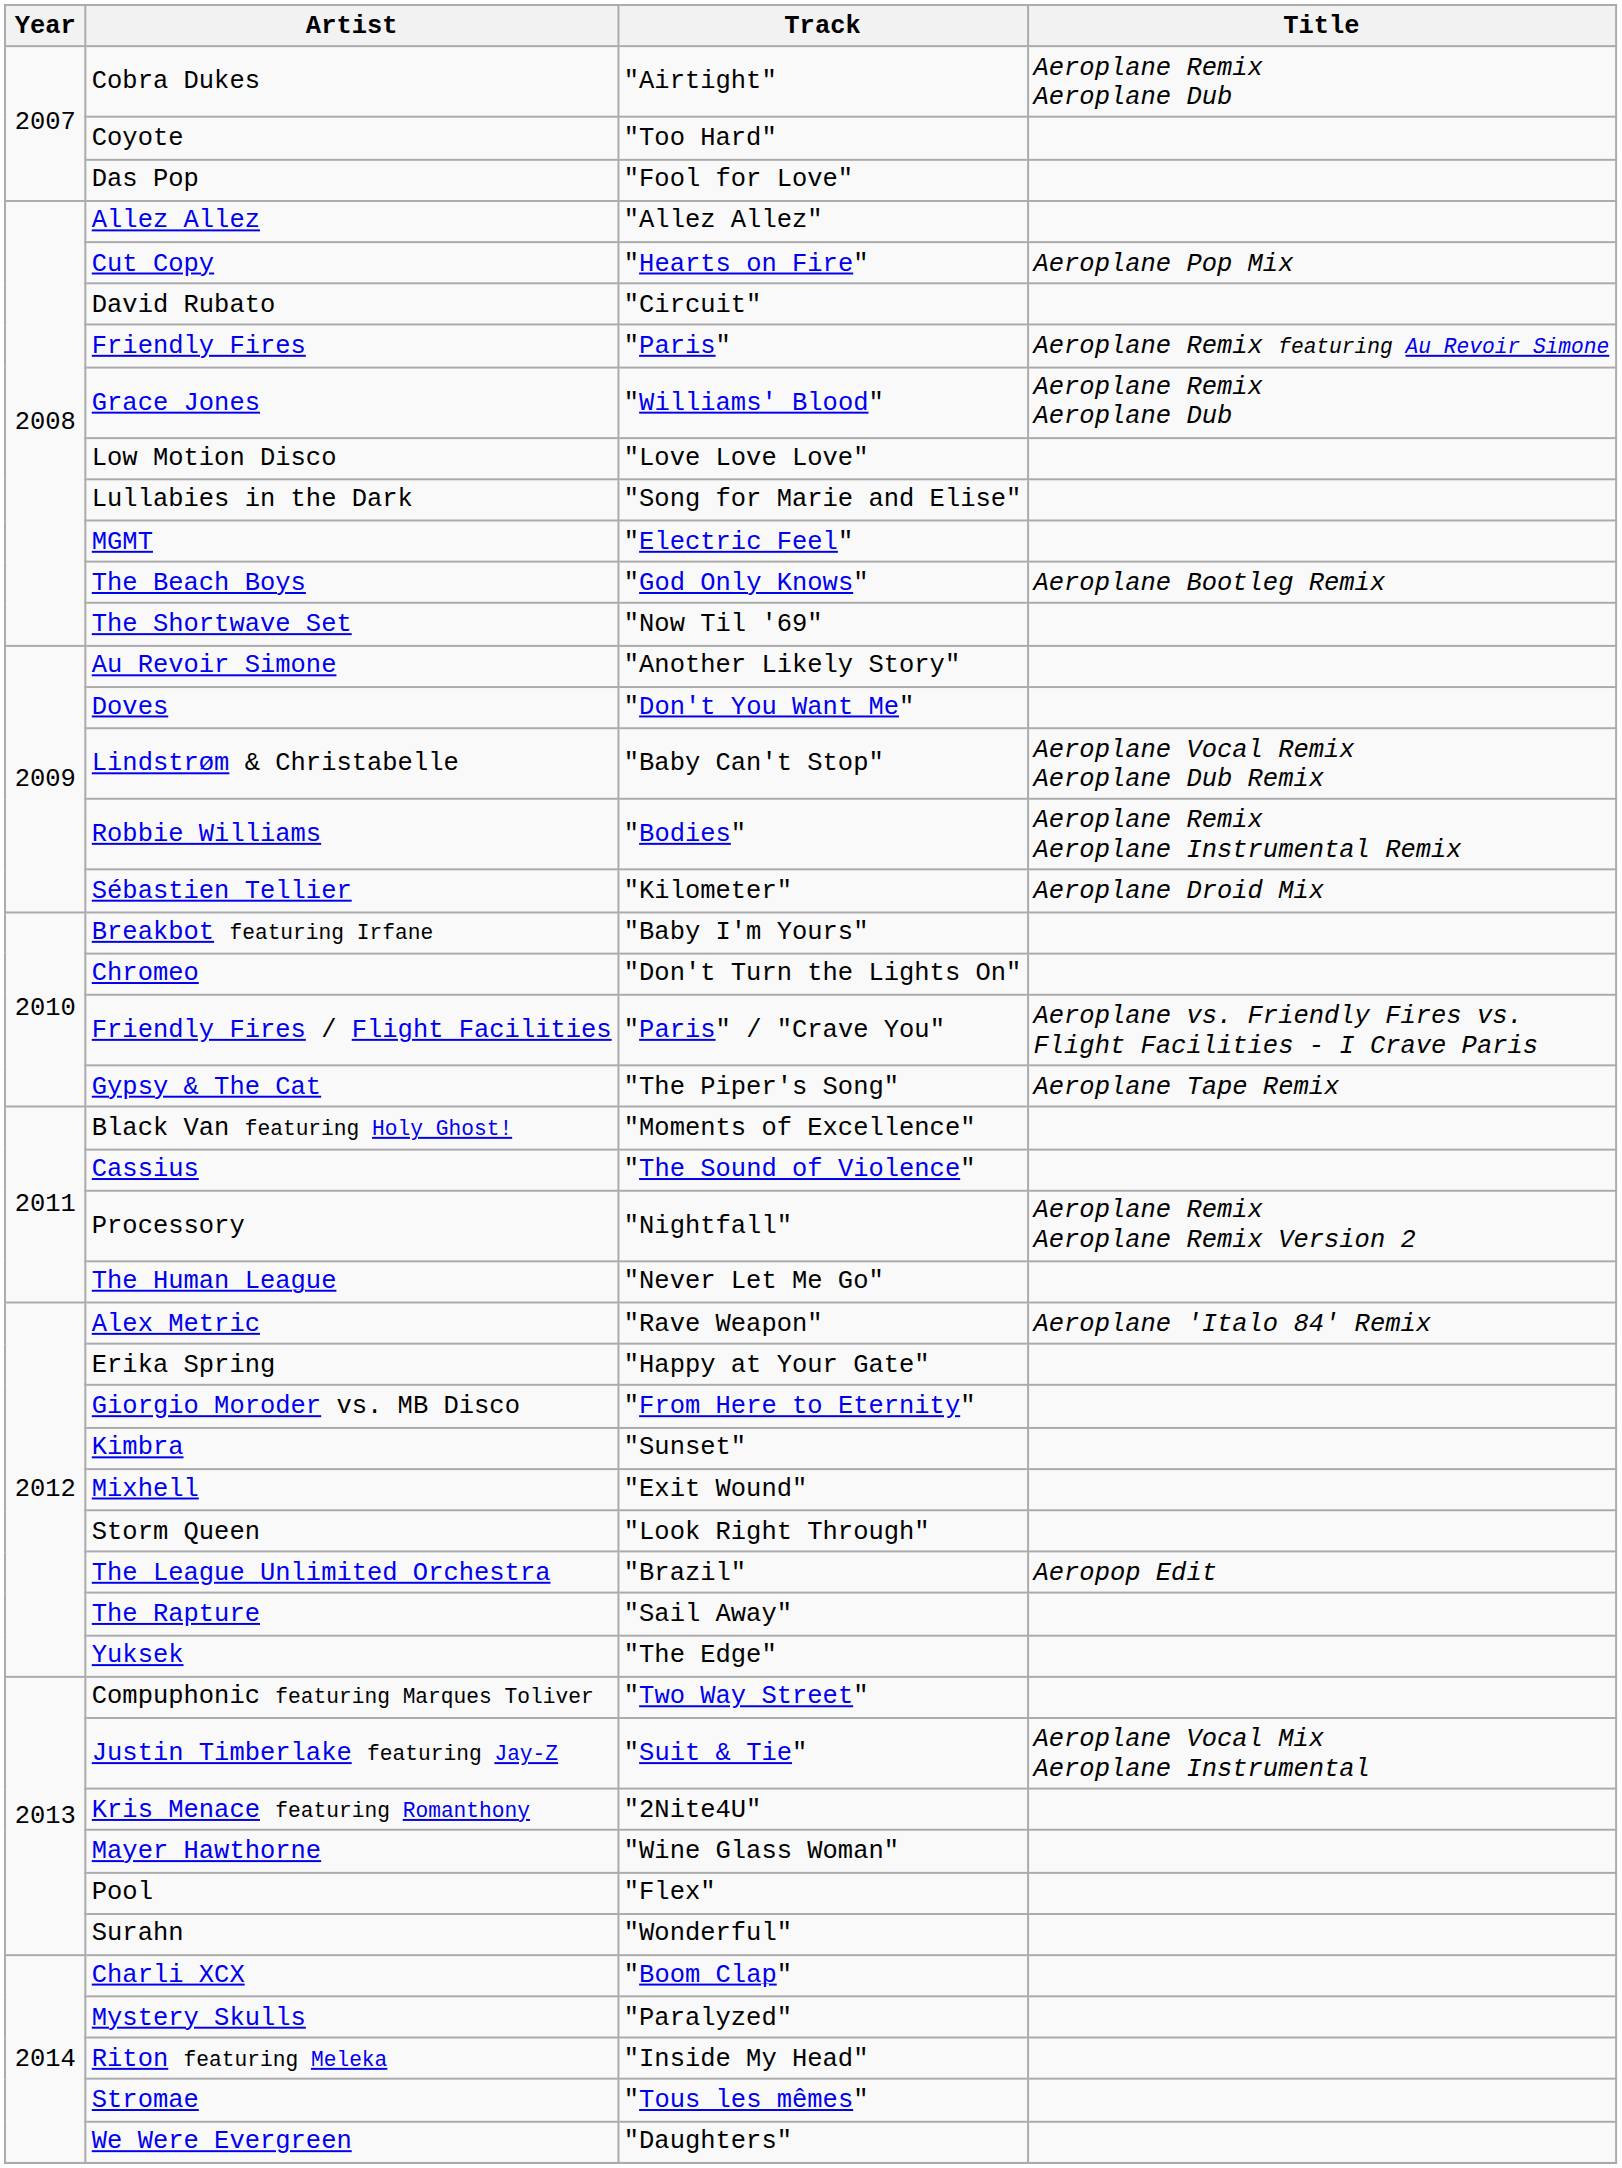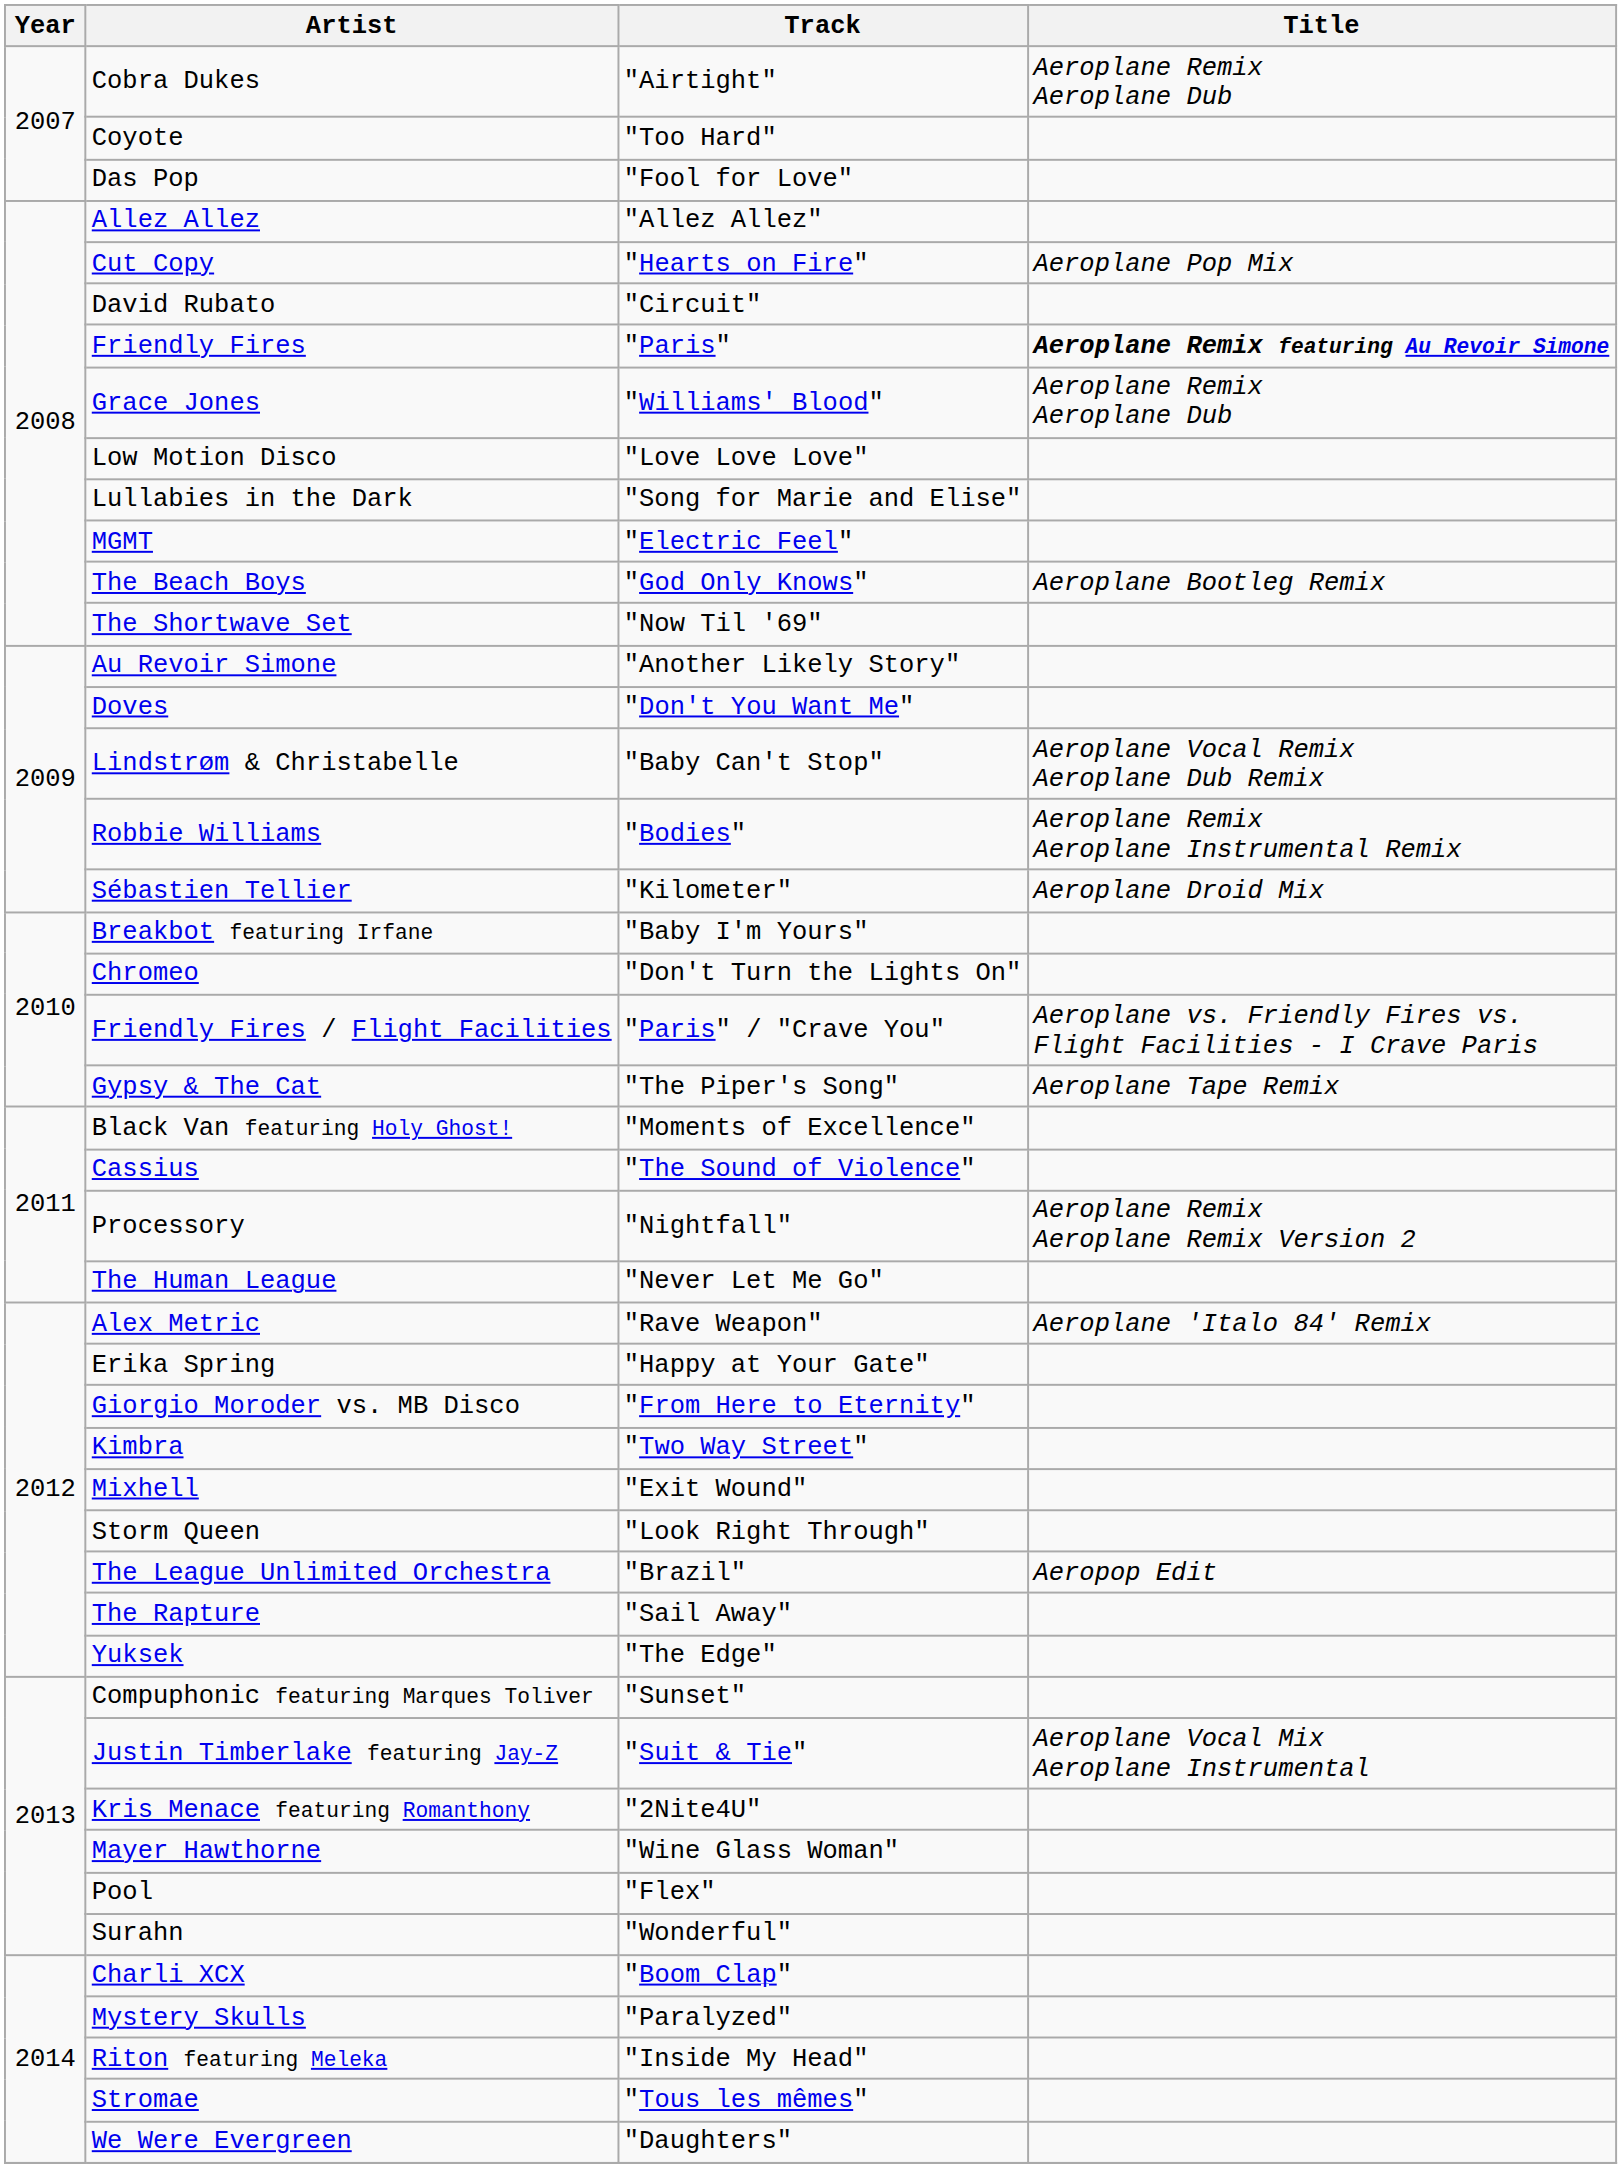(1321, 346) normal -> (1321, 346) bold
(685, 1448) "Sunset" -> (746, 1448) "Two Way Street"
(746, 1697) "Two Way Street" -> (685, 1697) "Sunset"
